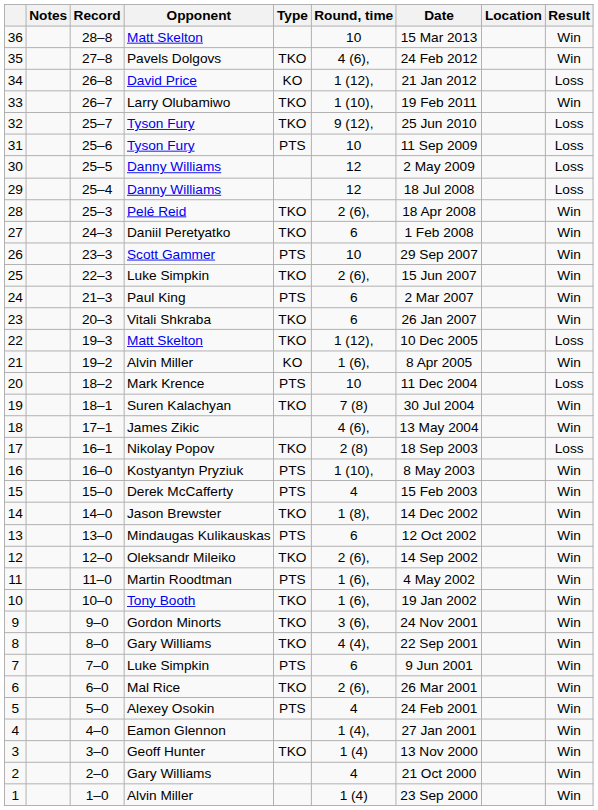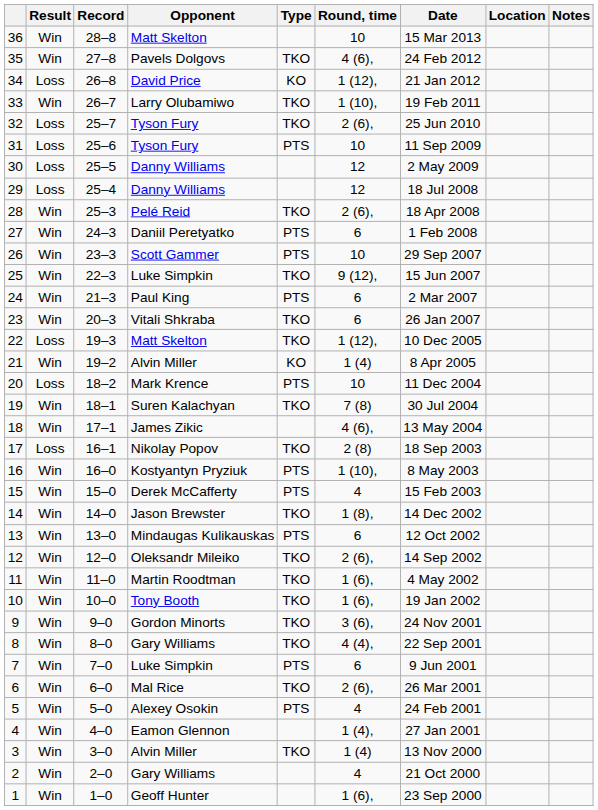columns swapped: (569, 15) <-> (48, 15)
(354, 124) 9 (12), -> (357, 124) 2 (6),
(292, 232) TKO -> (296, 232) PTS
(354, 275) 2 (6), -> (357, 275) 9 (12),
(354, 362) 1 (6), -> (357, 362) 1 (4)
(292, 579) PTS -> (296, 579) TKO
(166, 752) Geoff Hunter -> (164, 752) Alvin Miller
(160, 795) Alvin Miller -> (170, 795) Geoff Hunter
(354, 795) 1 (4) -> (357, 795) 1 (6),
